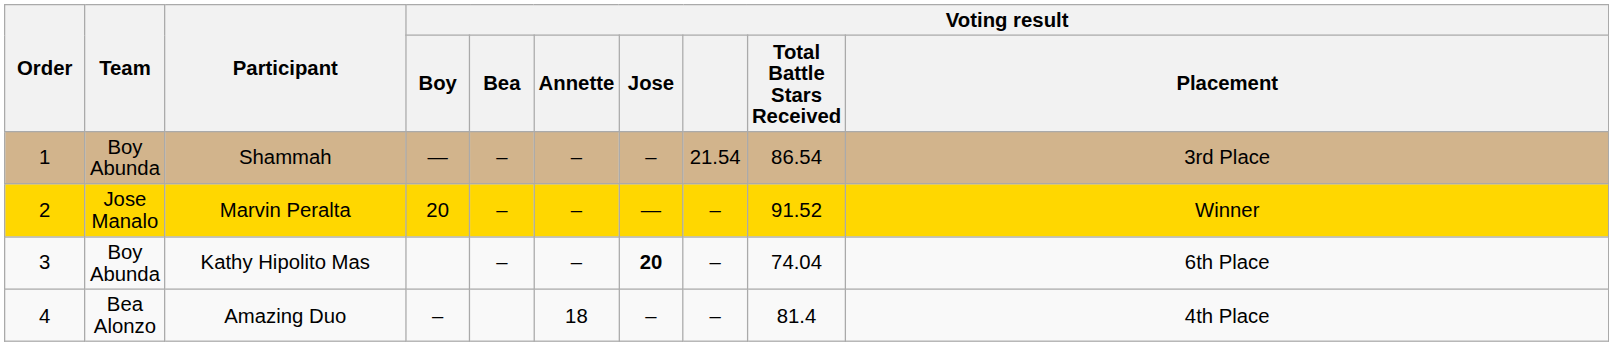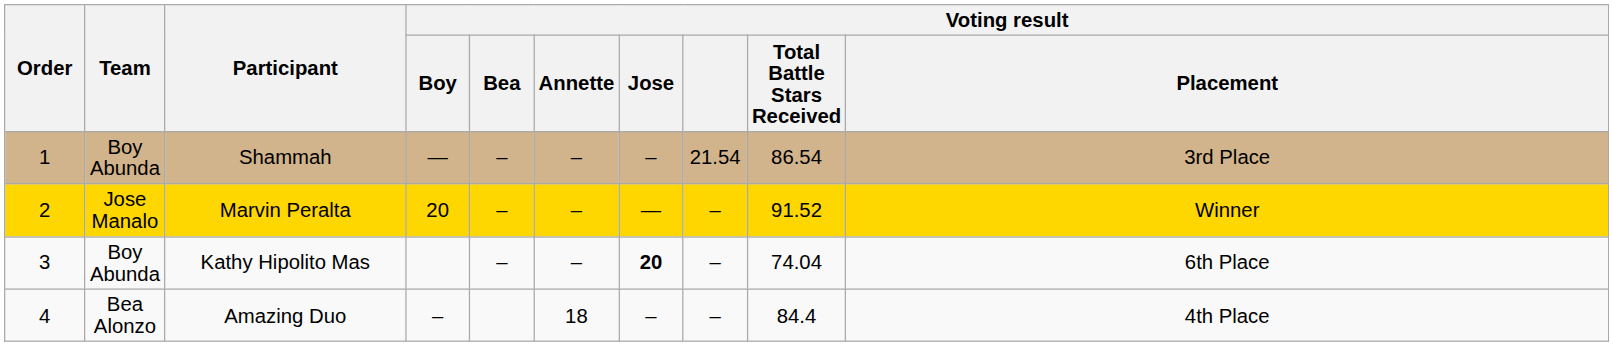(797, 315) 81.4 -> (797, 315) 84.4
